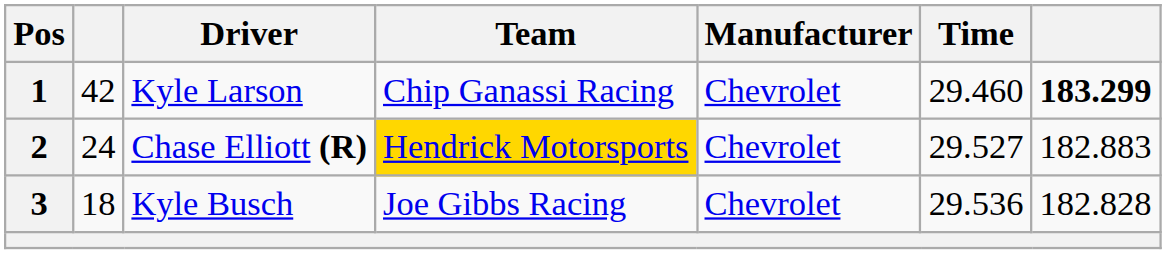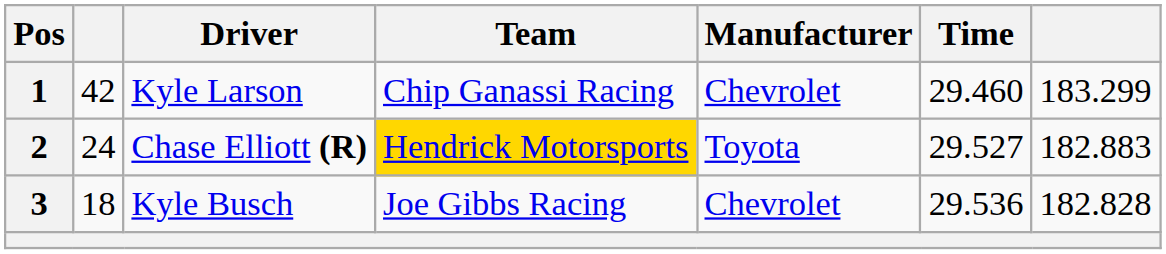(1095, 90) bold -> (1095, 90) normal
(772, 146) Chevrolet -> (752, 146) Toyota
